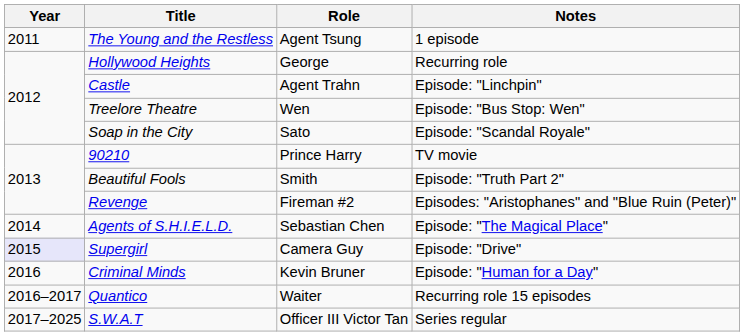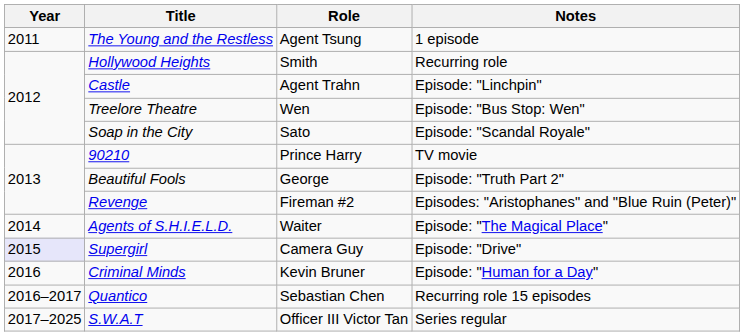(304, 62) George -> (299, 62) Smith
(299, 179) Smith -> (304, 179) George
(332, 226) Sebastian Chen -> (301, 226) Waiter
(301, 296) Waiter -> (332, 296) Sebastian Chen
